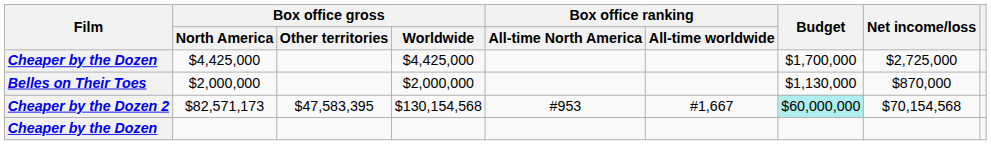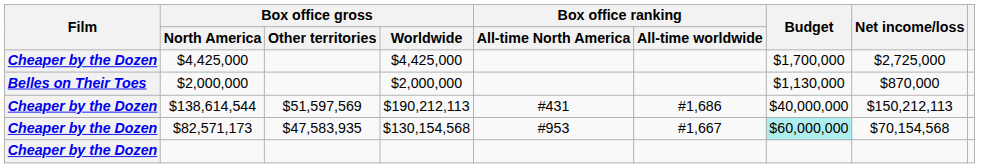+ row: (213, 106)
(88, 106) Cheaper by the Dozen 2 -> (83, 128) Cheaper by the Dozen
(334, 106) $47,583,395 -> (322, 128) $47,583,935
